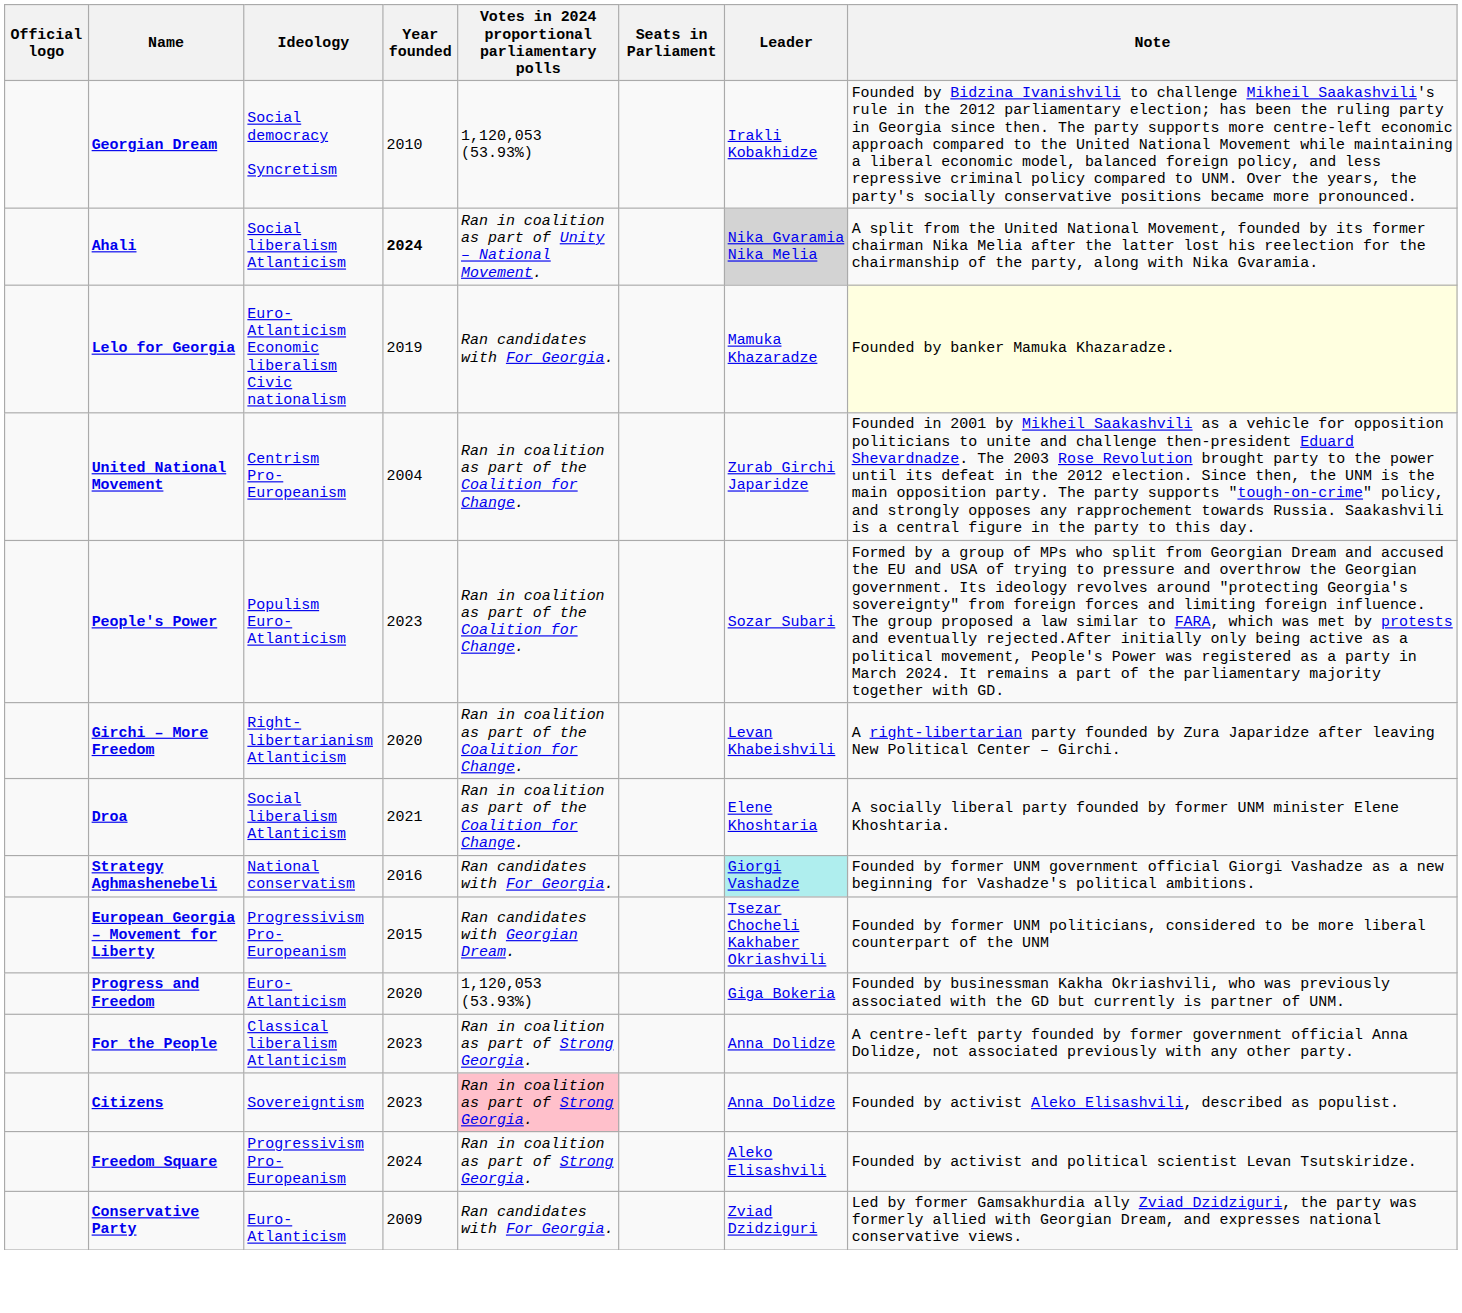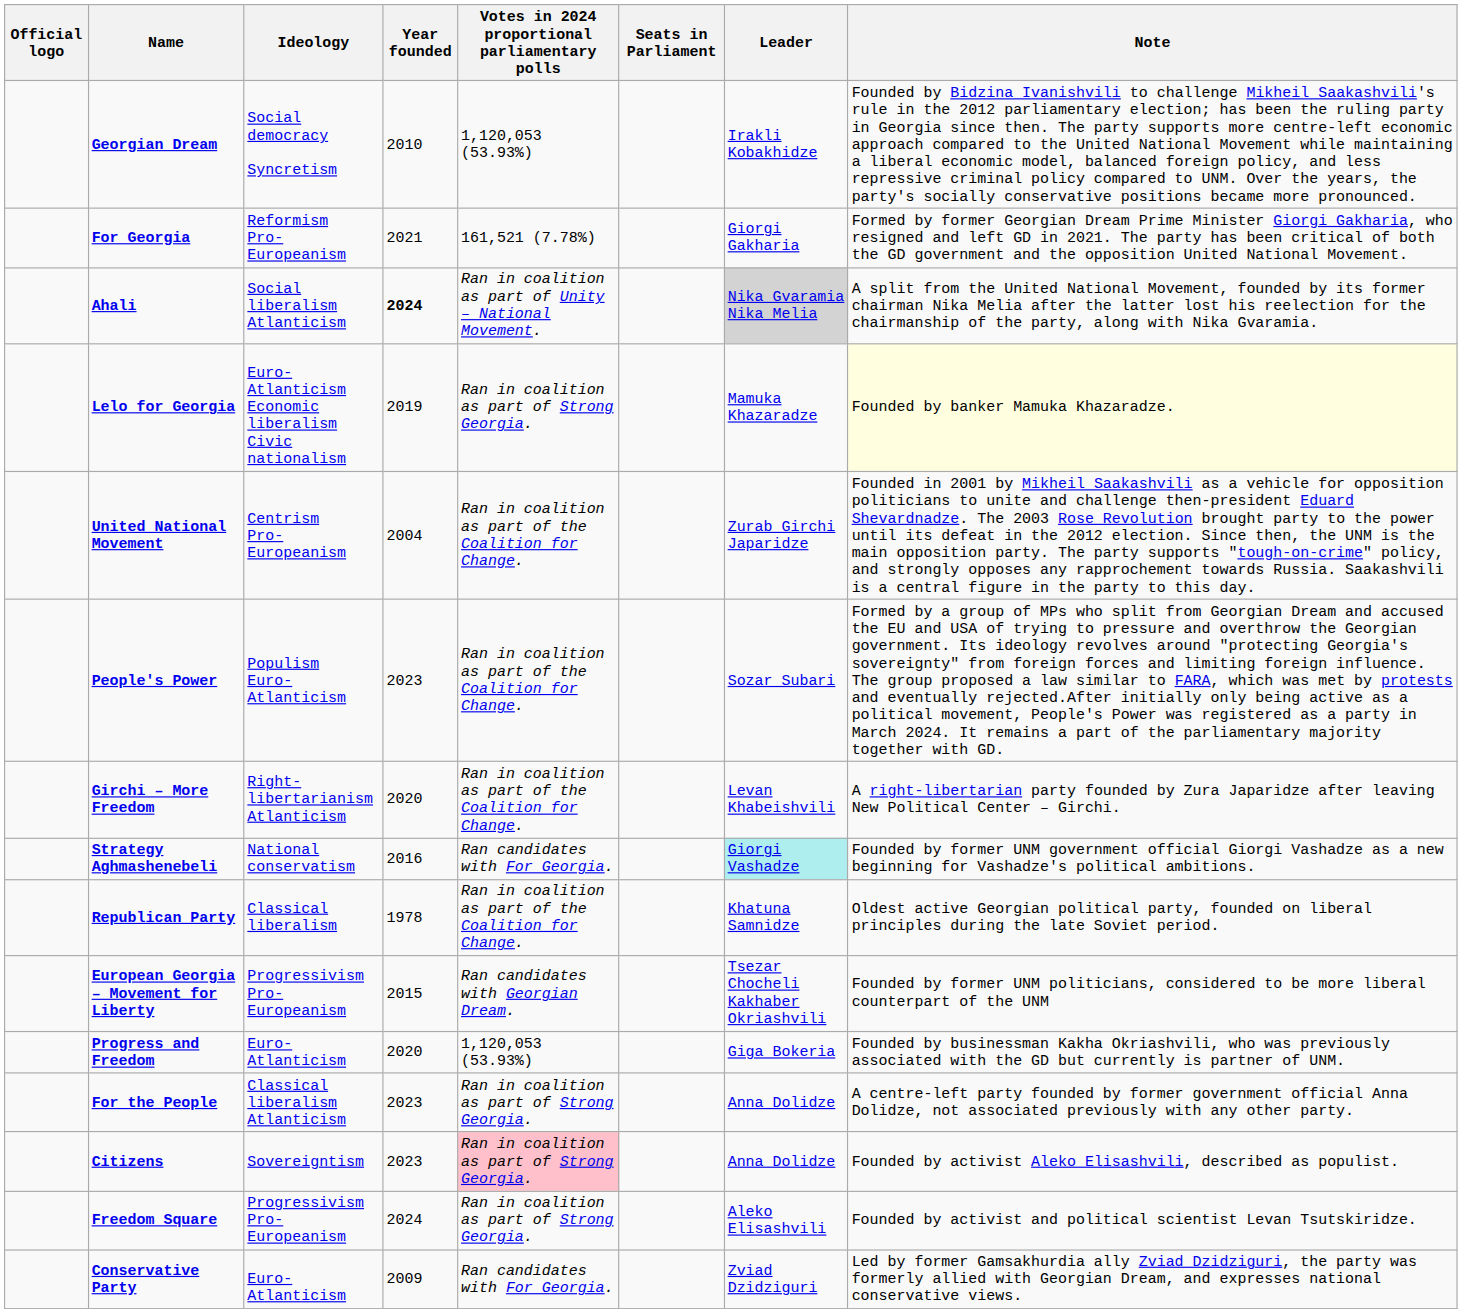+ row: (141, 238)
(537, 349) Ran candidates with For Georgia. -> (537, 407) Ran in coalition as part of Strong Georgia.
- row: (110, 817)
+ row: (163, 917)
